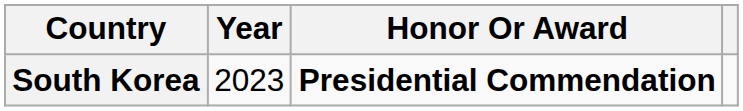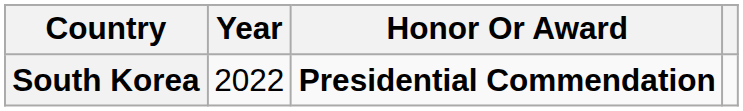(249, 79) 2023 -> (249, 79) 2022
